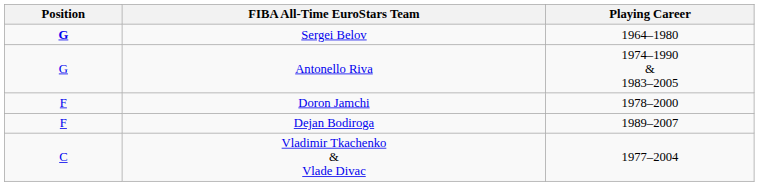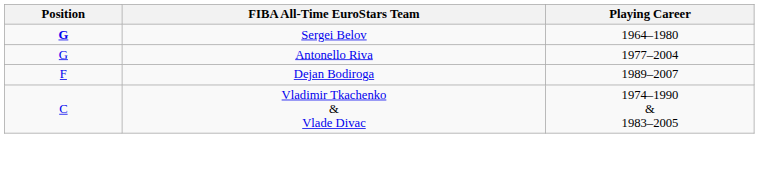(650, 68) 1974–1990 & 1983–2005 -> (650, 54) 1977–2004
- row: (334, 103)
(650, 157) 1977–2004 -> (650, 108) 1974–1990 & 1983–2005
